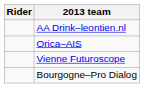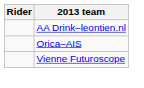- row: (87, 75)
